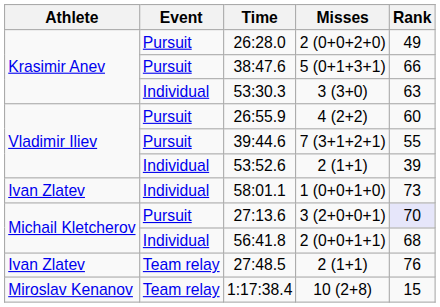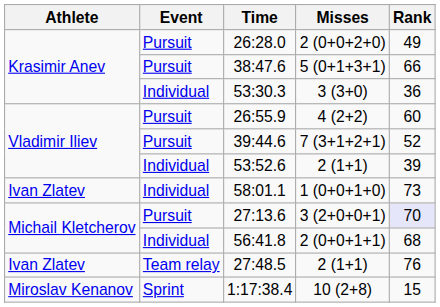(412, 92) 63 -> (412, 92) 36
(412, 141) 55 -> (412, 141) 52
(181, 290) Team relay -> (163, 290) Sprint
